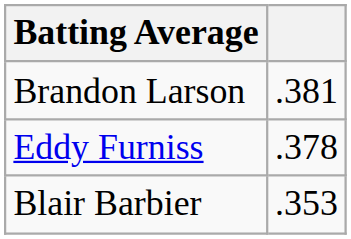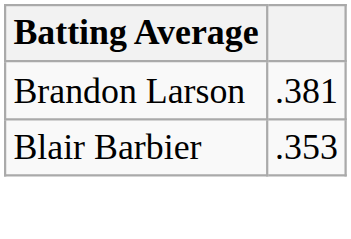- row: (108, 146)
